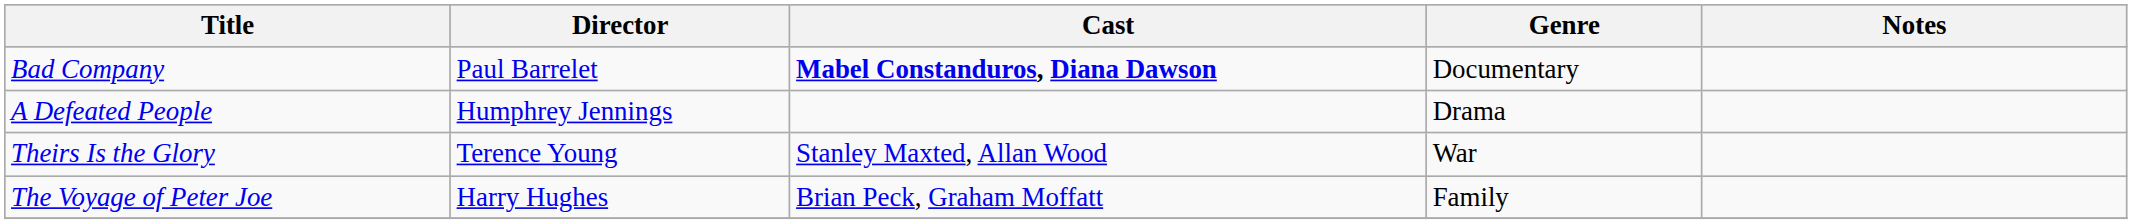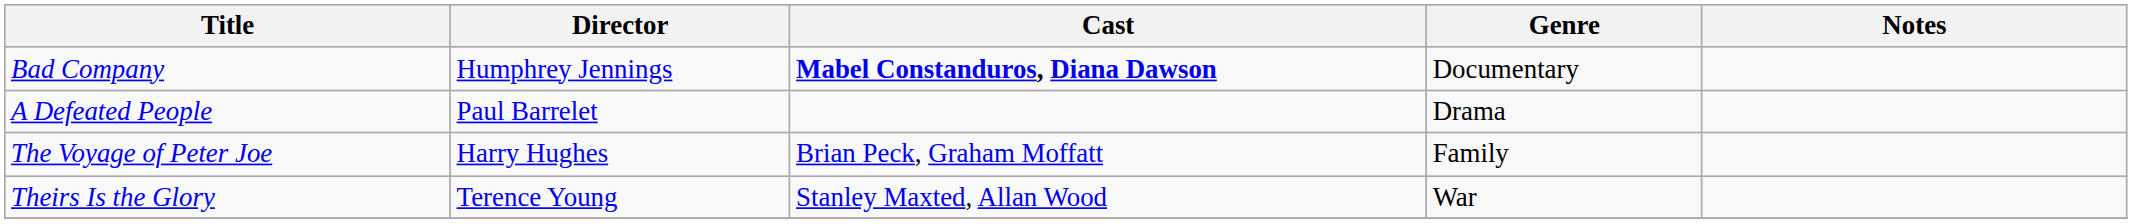(527, 68) Paul Barrelet -> (564, 68) Humphrey Jennings
(564, 111) Humphrey Jennings -> (527, 111) Paul Barrelet
rows swapped: (113, 153) <-> (142, 196)
